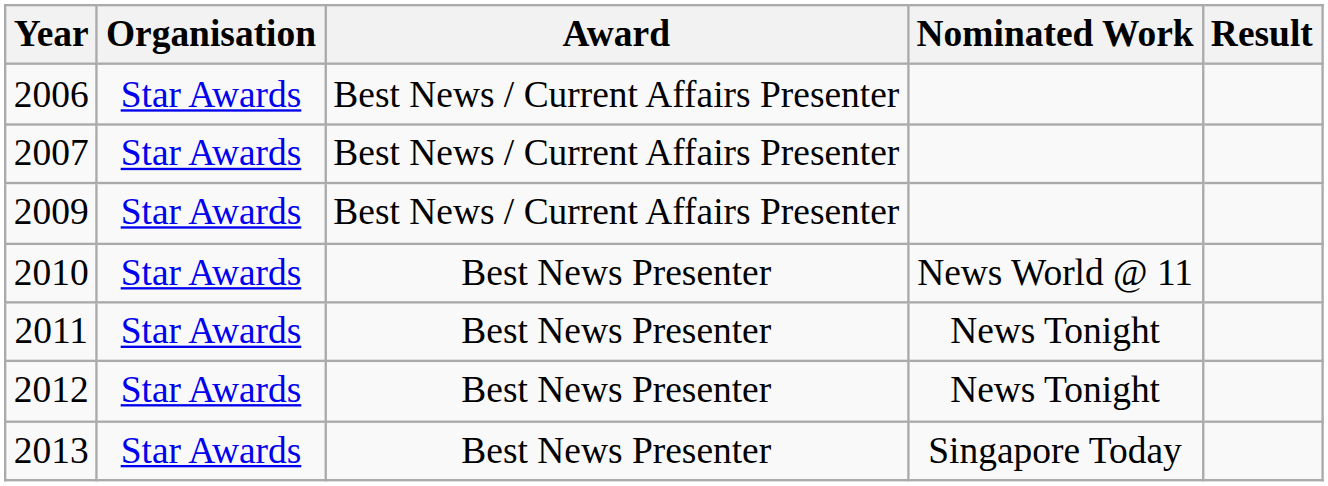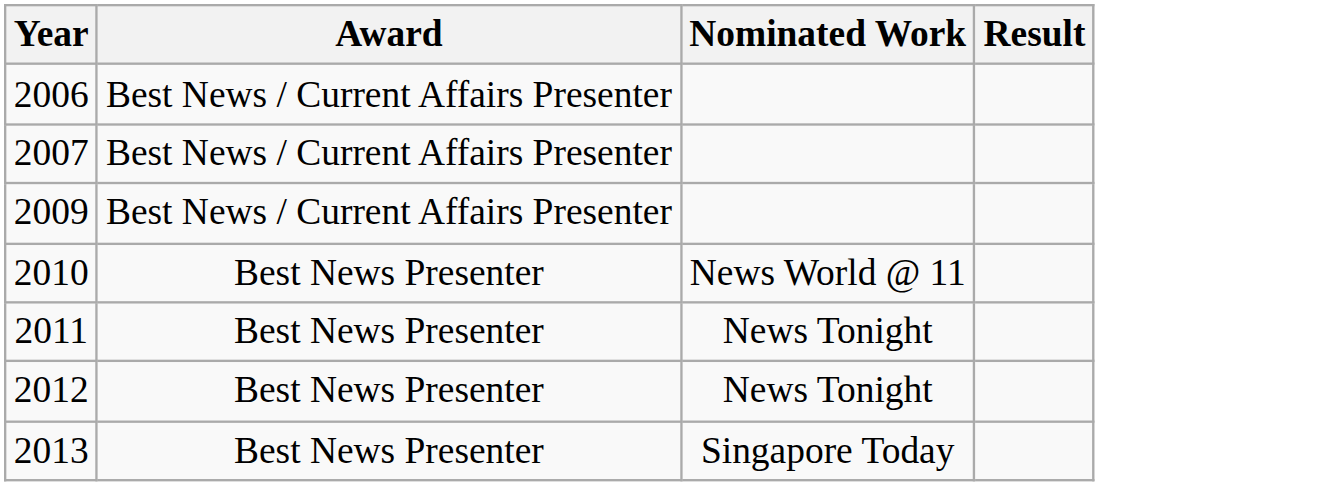- column: (211, 34)
